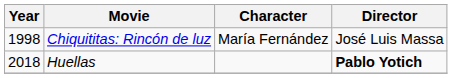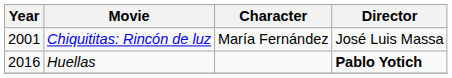(24, 39) 1998 -> (24, 39) 2001
(24, 62) 2018 -> (24, 62) 2016
